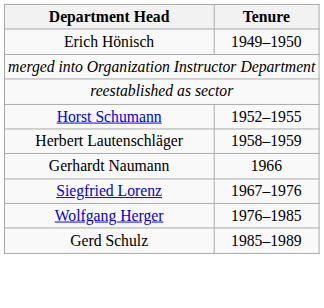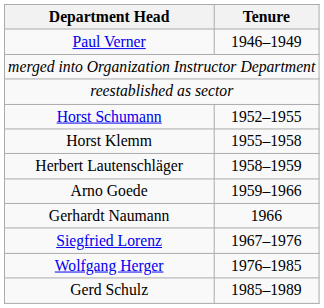+ row: (109, 41)
- row: (109, 41)
+ row: (109, 141)
+ row: (109, 191)
